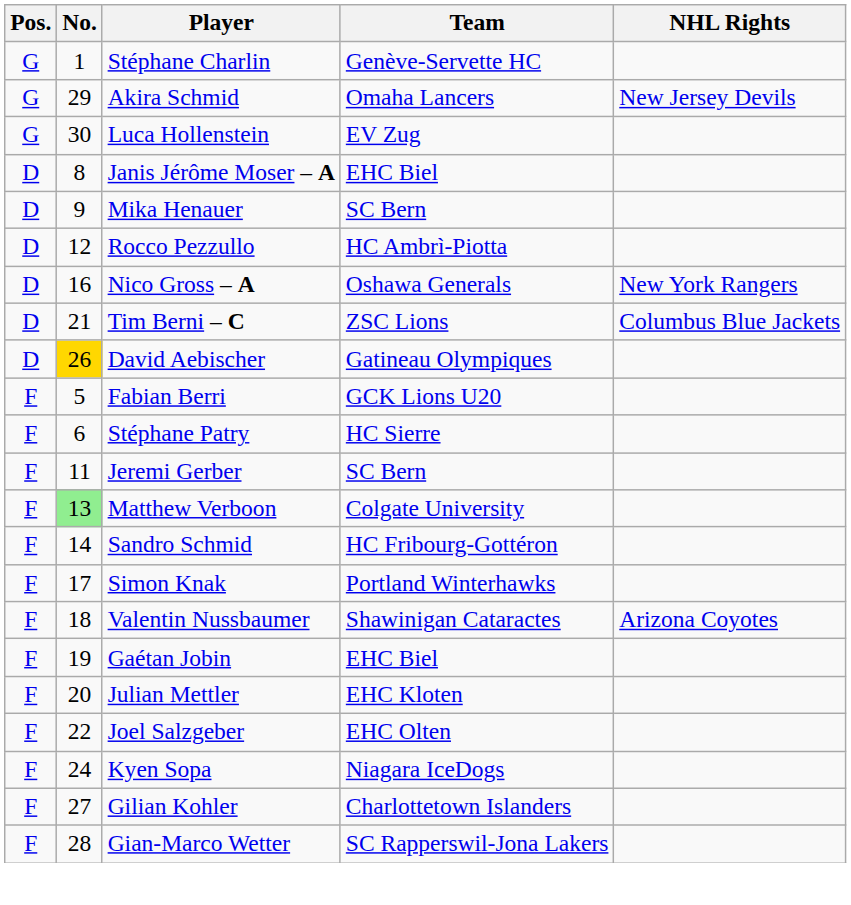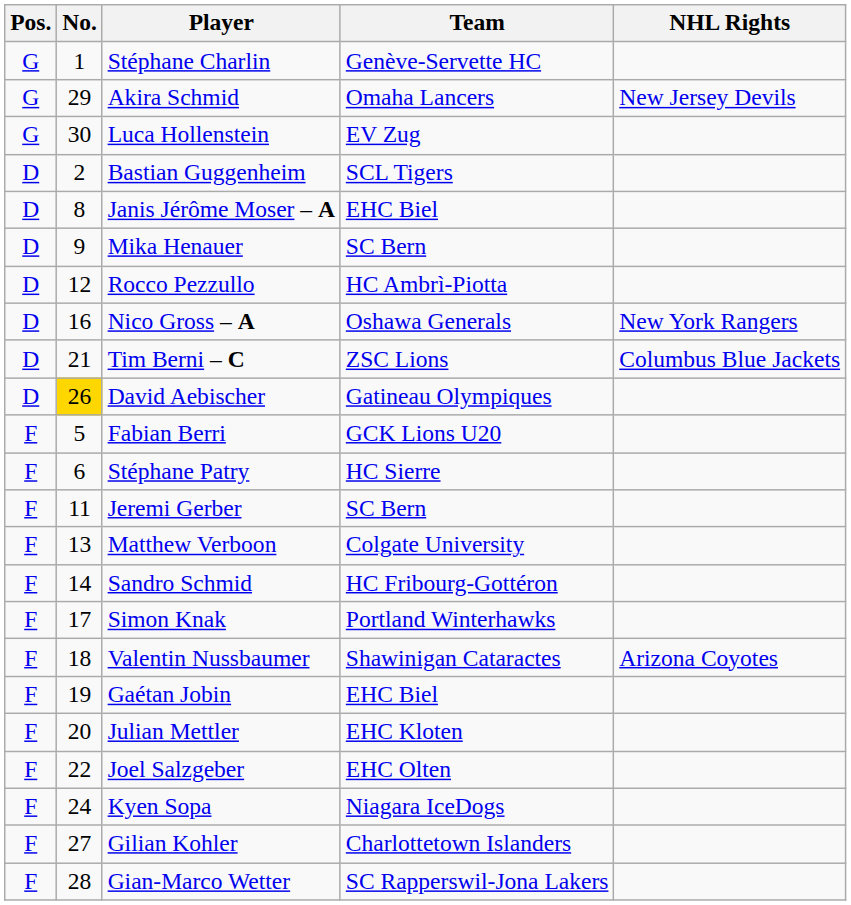+ row: (207, 172)
(79, 508) lightgreen background -> (79, 545) no background
